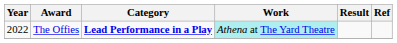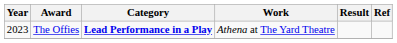(18, 30) 2022 -> (18, 30) 2023
(276, 30) paleturquoise background -> (276, 30) no background
